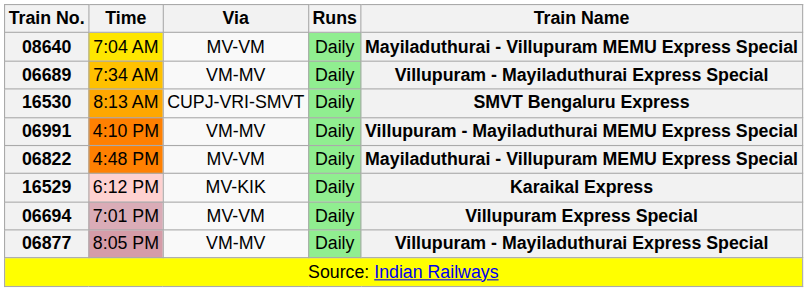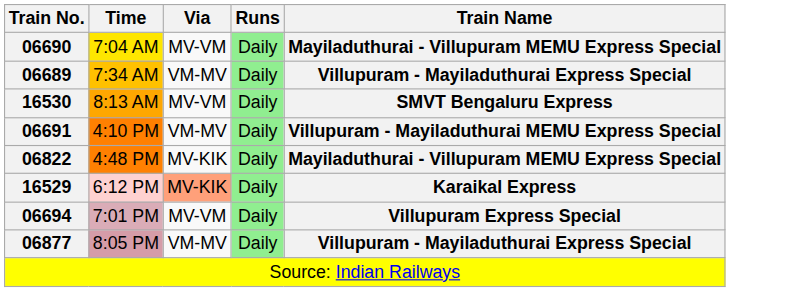(47, 46) 08640 -> (47, 46) 06690
(236, 103) CUPJ-VRI-SMVT -> (197, 103) MV-VM
(47, 131) 06991 -> (47, 131) 06691
(236, 159) MV-VM -> (197, 159) MV-KIK
(236, 187) no background -> (197, 187) lightsalmon background
